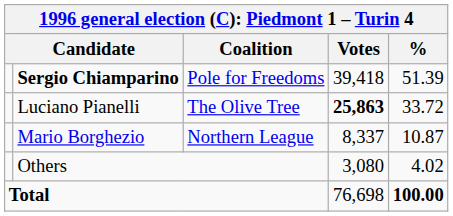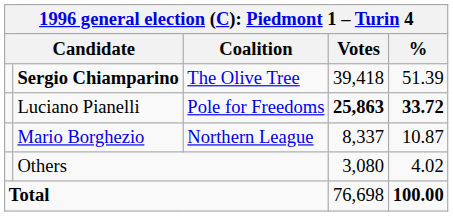(256, 78) Pole for Freedoms -> (244, 78) The Olive Tree
(244, 107) The Olive Tree -> (256, 107) Pole for Freedoms
(423, 107) normal -> (423, 107) bold
